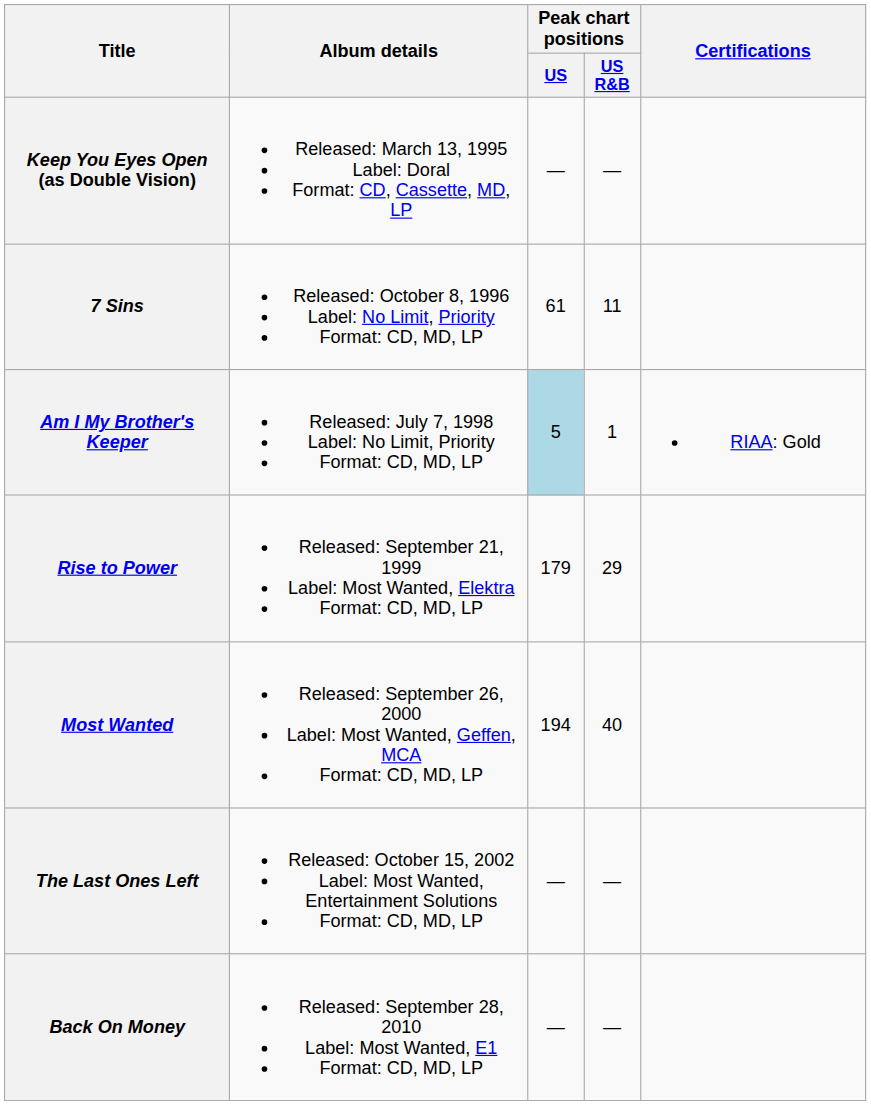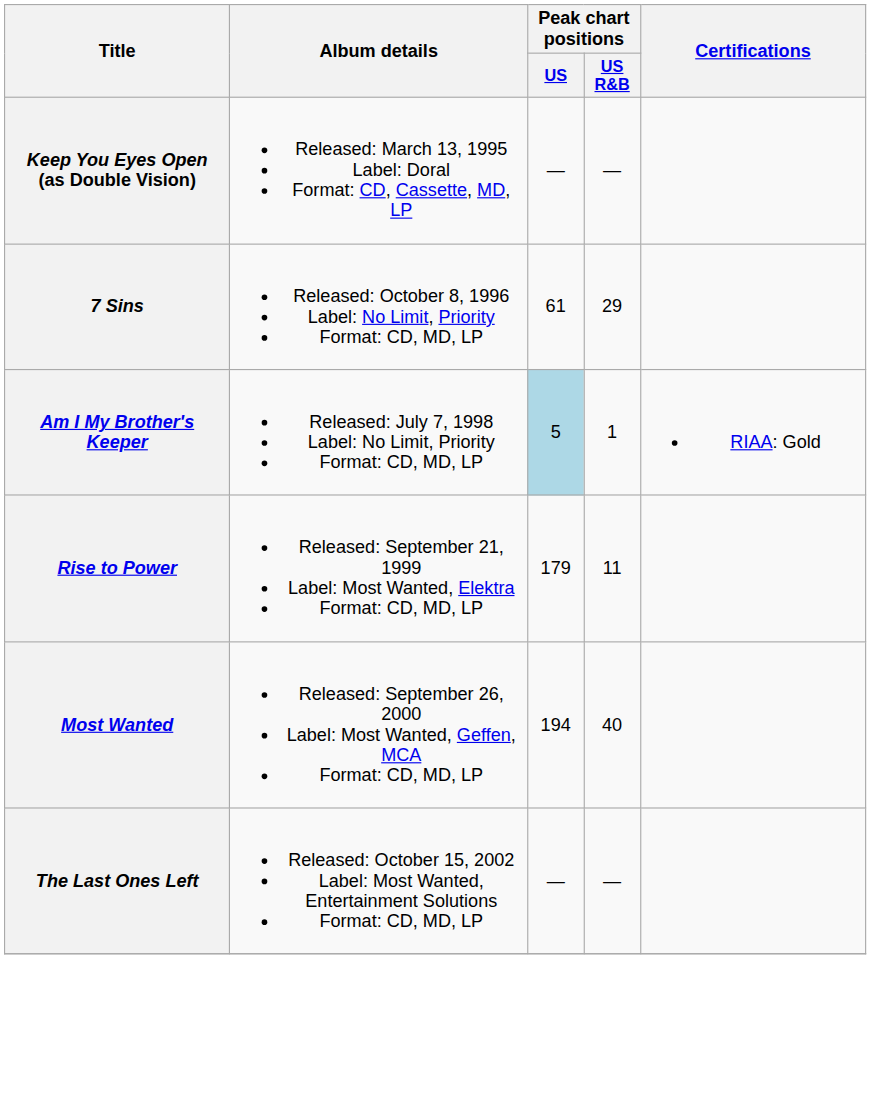(612, 306) 11 -> (612, 306) 29
(612, 568) 29 -> (612, 568) 11
- row: (117, 1027)
